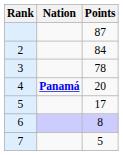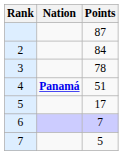(100, 86) 20 -> (100, 86) 51
(100, 123) 8 -> (100, 123) 7
